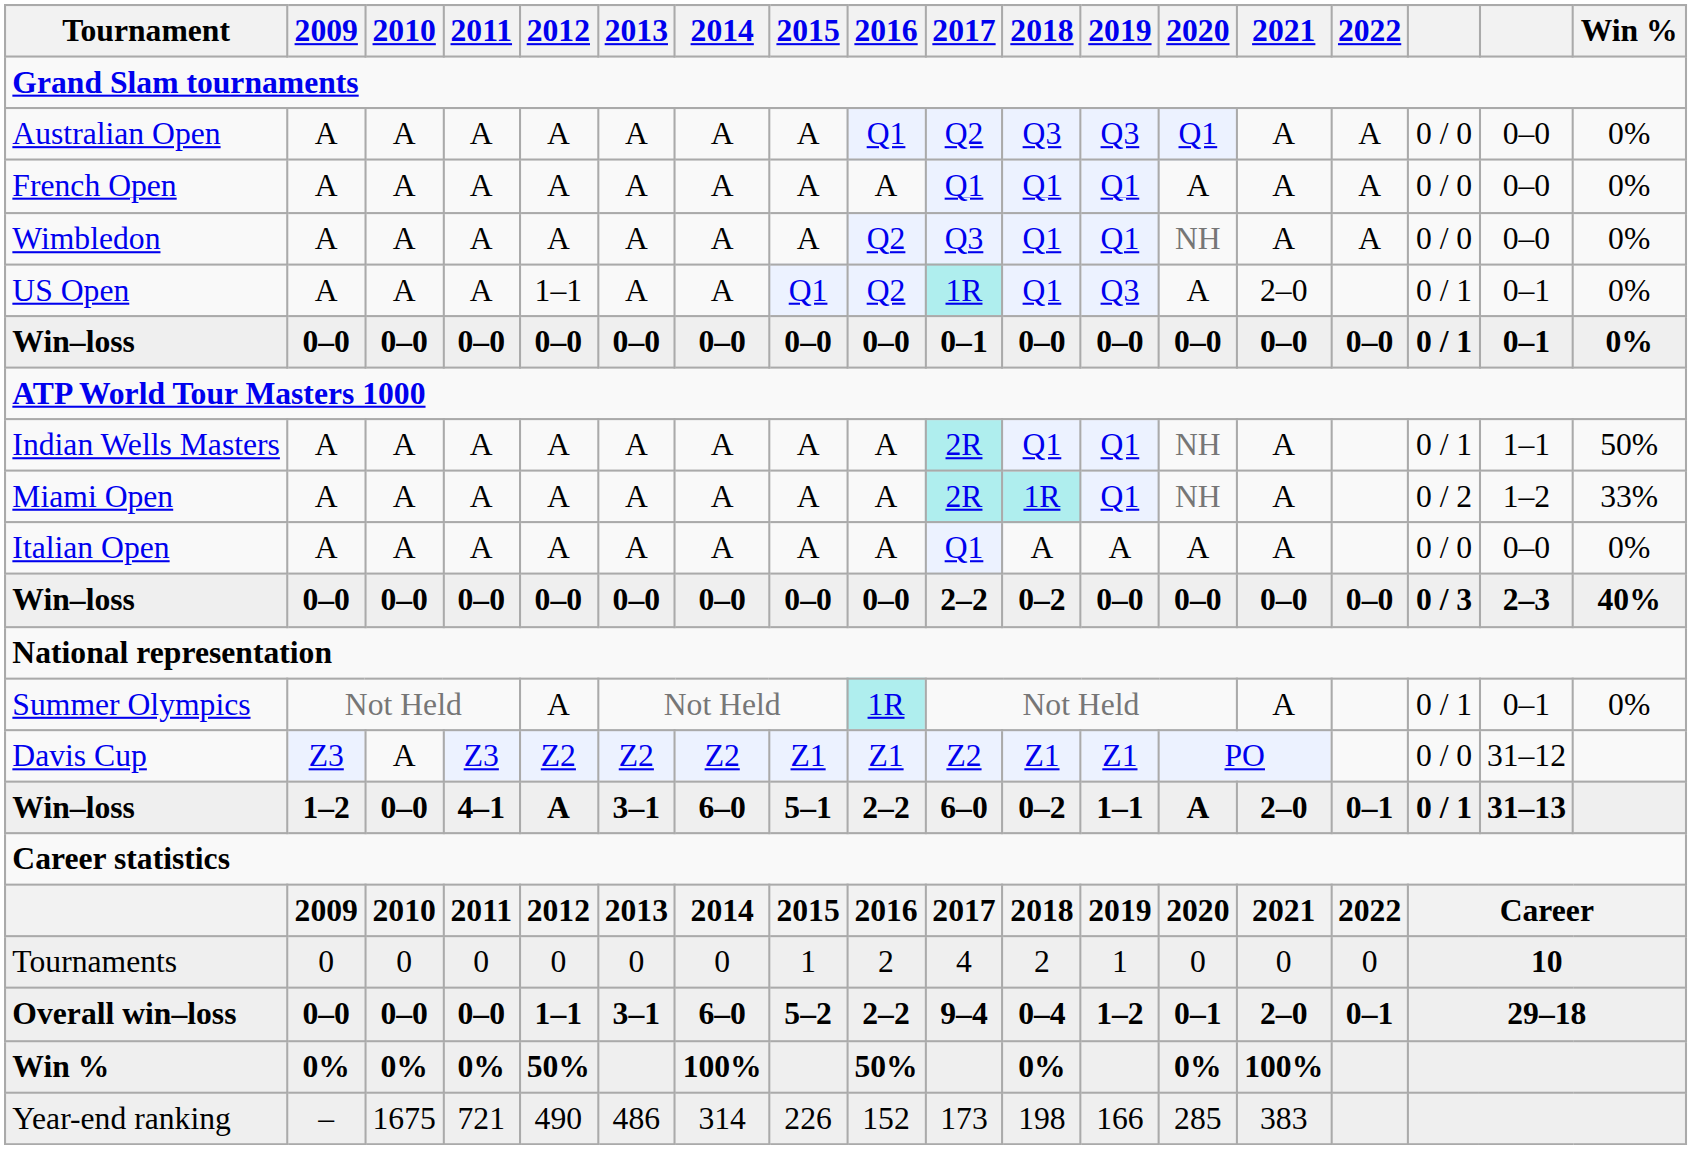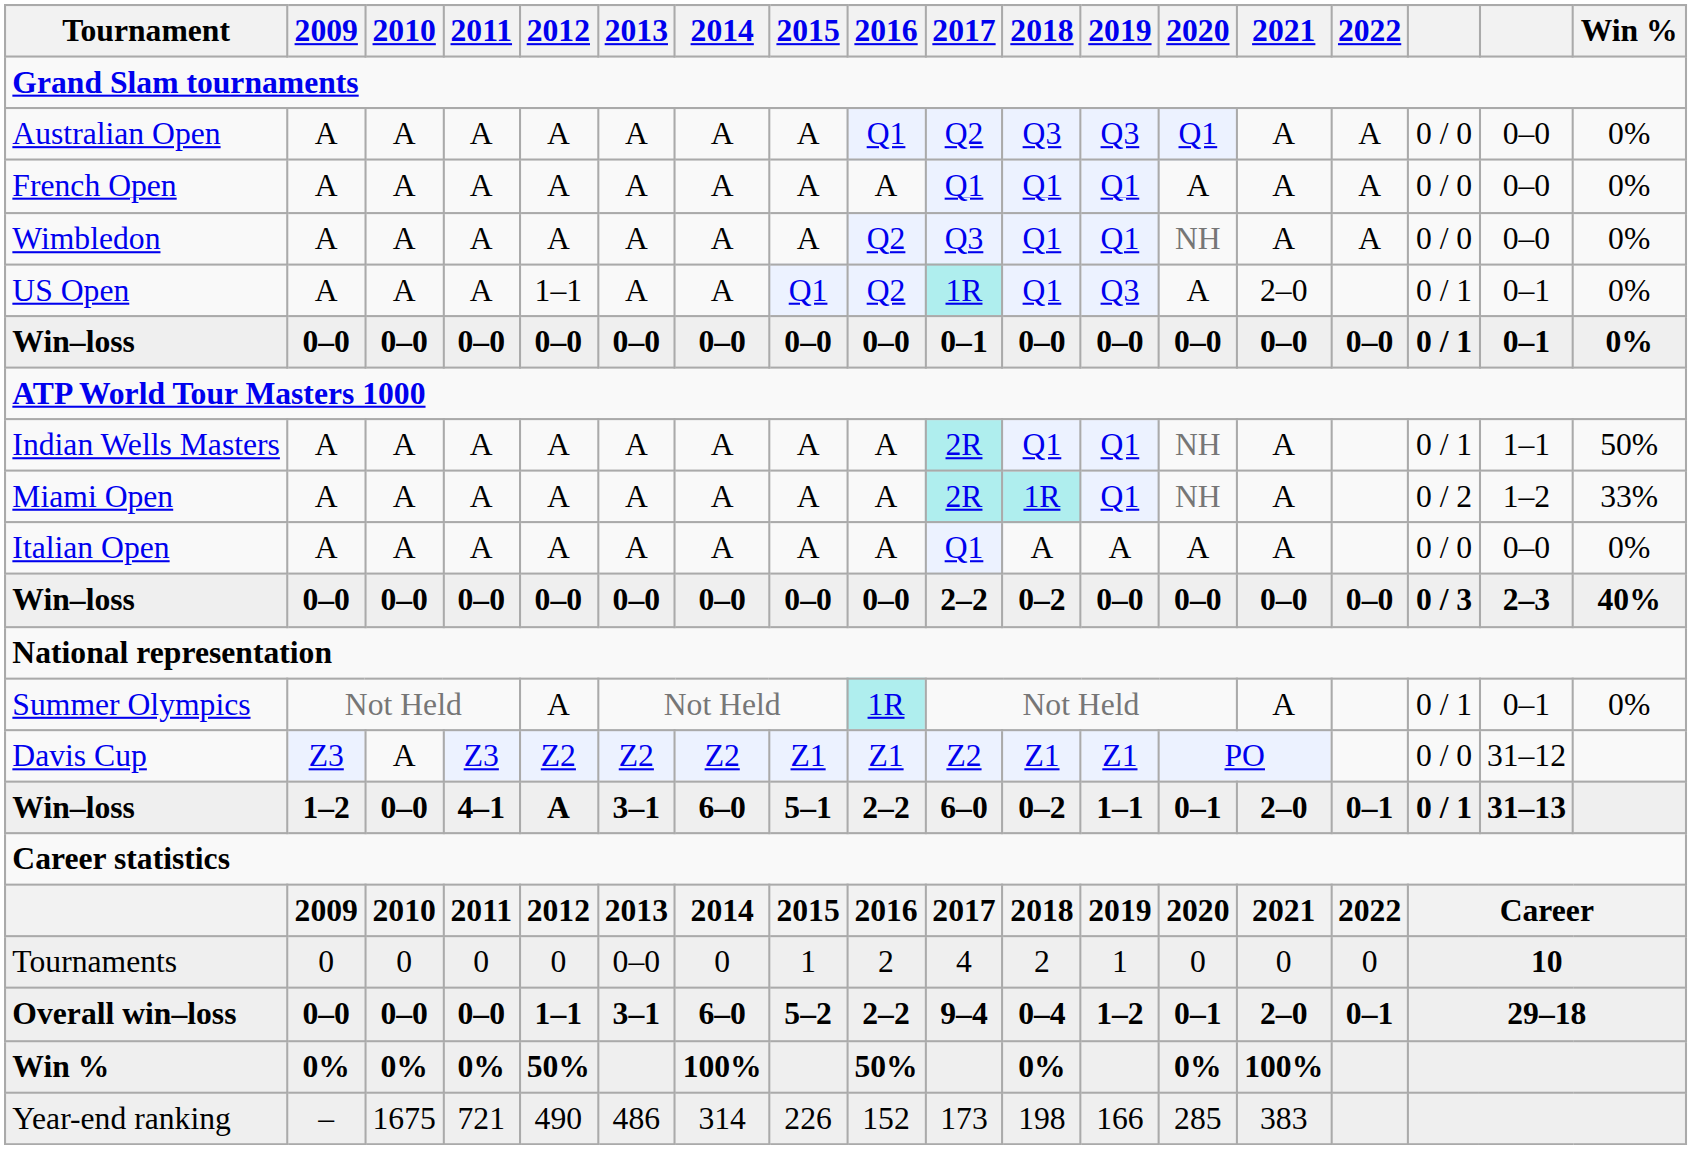(1198, 807) A -> (1198, 807) 0–1
(636, 962) 0 -> (636, 962) 0–0
